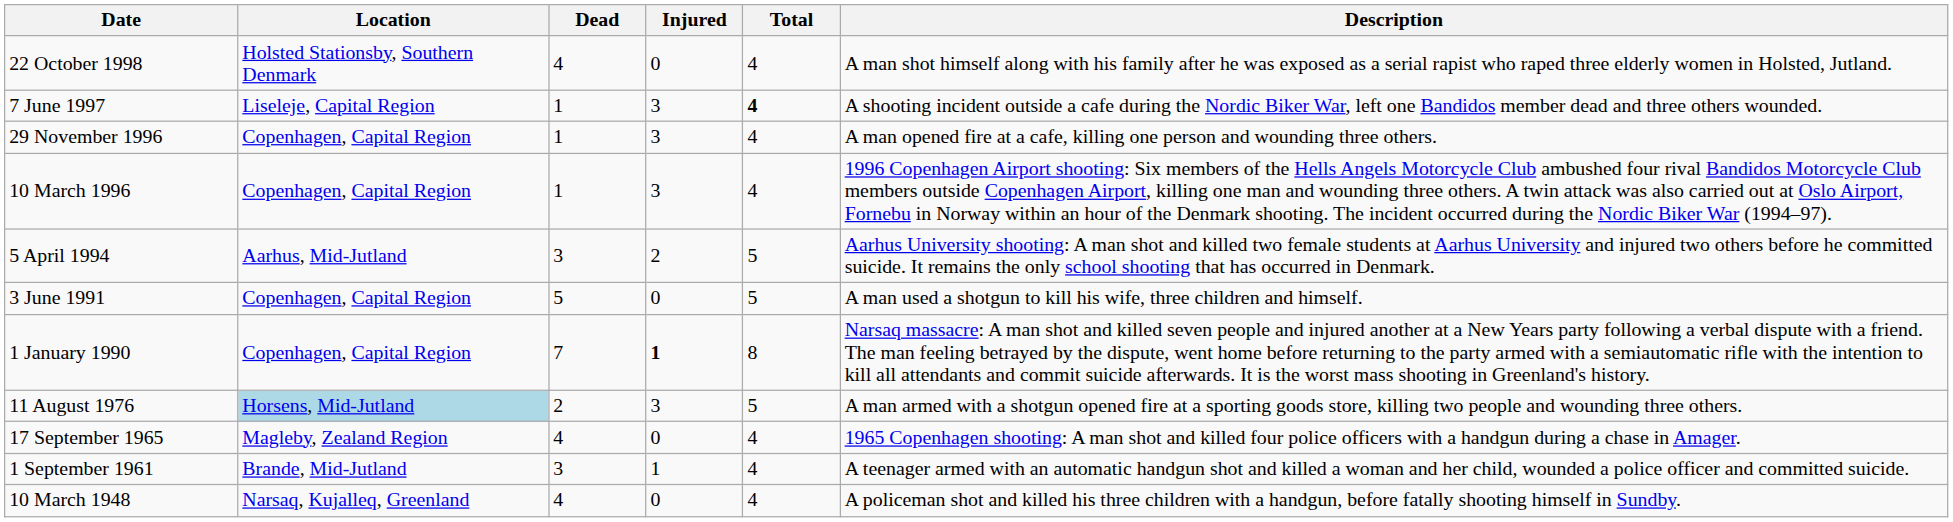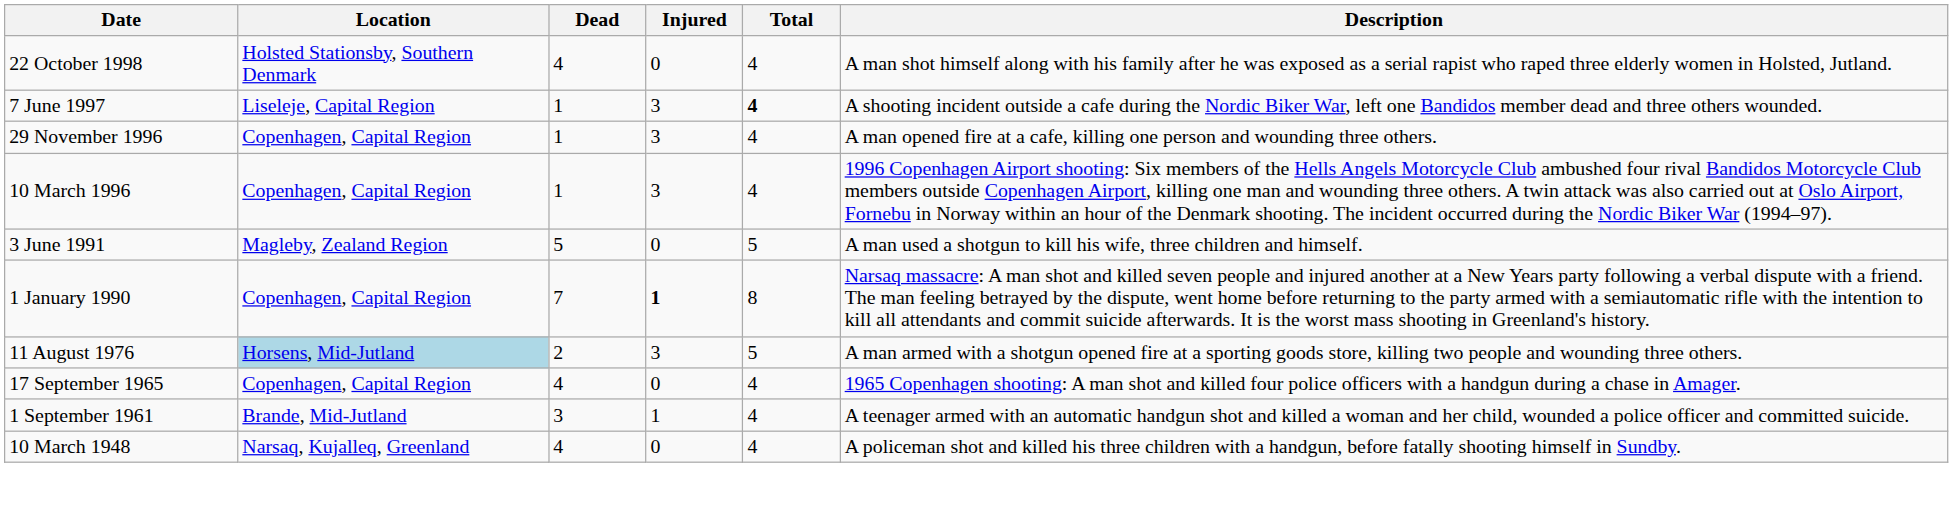- row: (59, 255)
(357, 298) Copenhagen, Capital Region -> (345, 244) Magleby, Zealand Region
(345, 437) Magleby, Zealand Region -> (357, 383) Copenhagen, Capital Region
